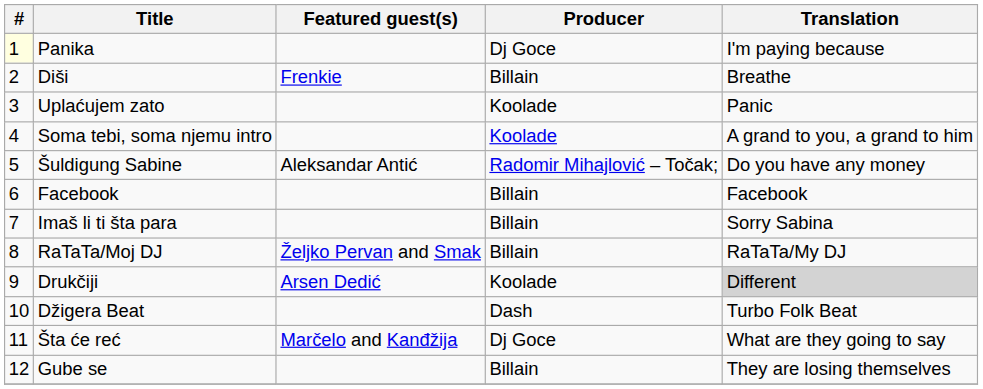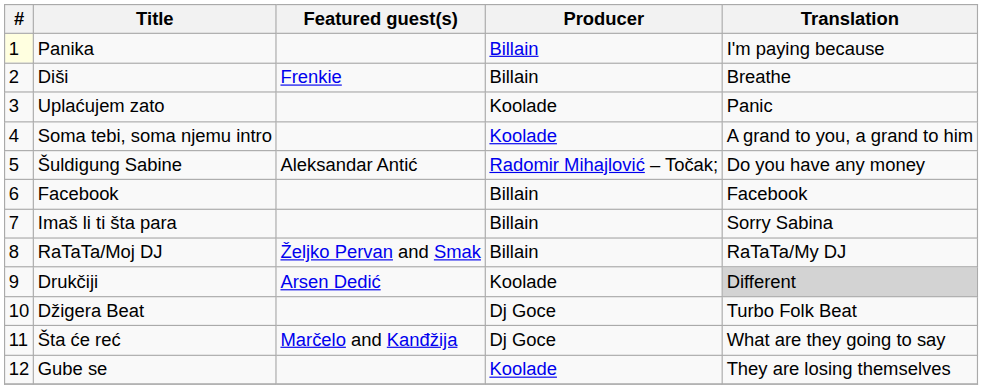(523, 48) Dj Goce -> (514, 48) Billain
(511, 310) Dash -> (523, 310) Dj Goce
(514, 369) Billain -> (523, 369) Koolade
